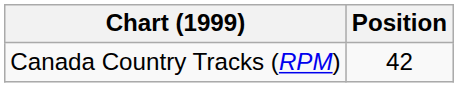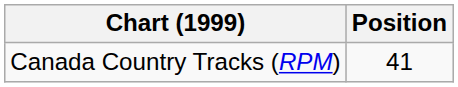(399, 61) 42 -> (399, 61) 41
